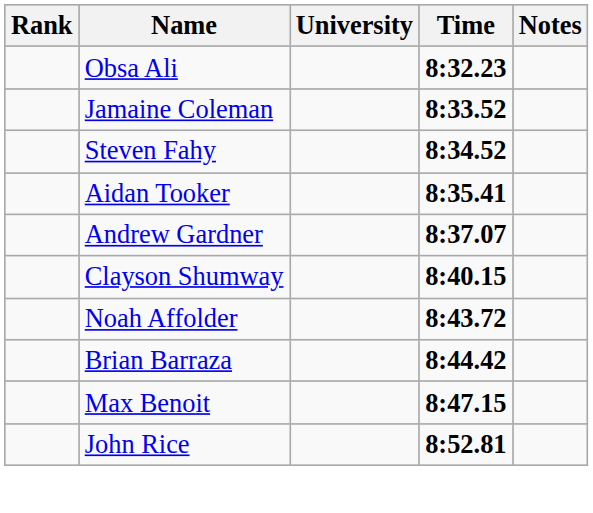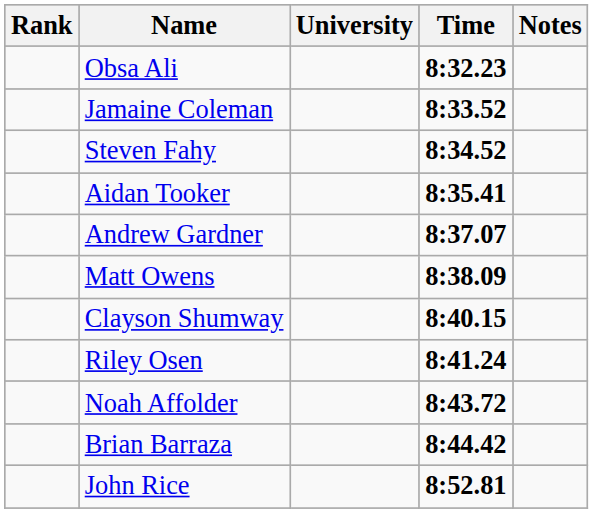+ row: (150, 276)
+ row: (144, 360)
- row: (147, 402)
